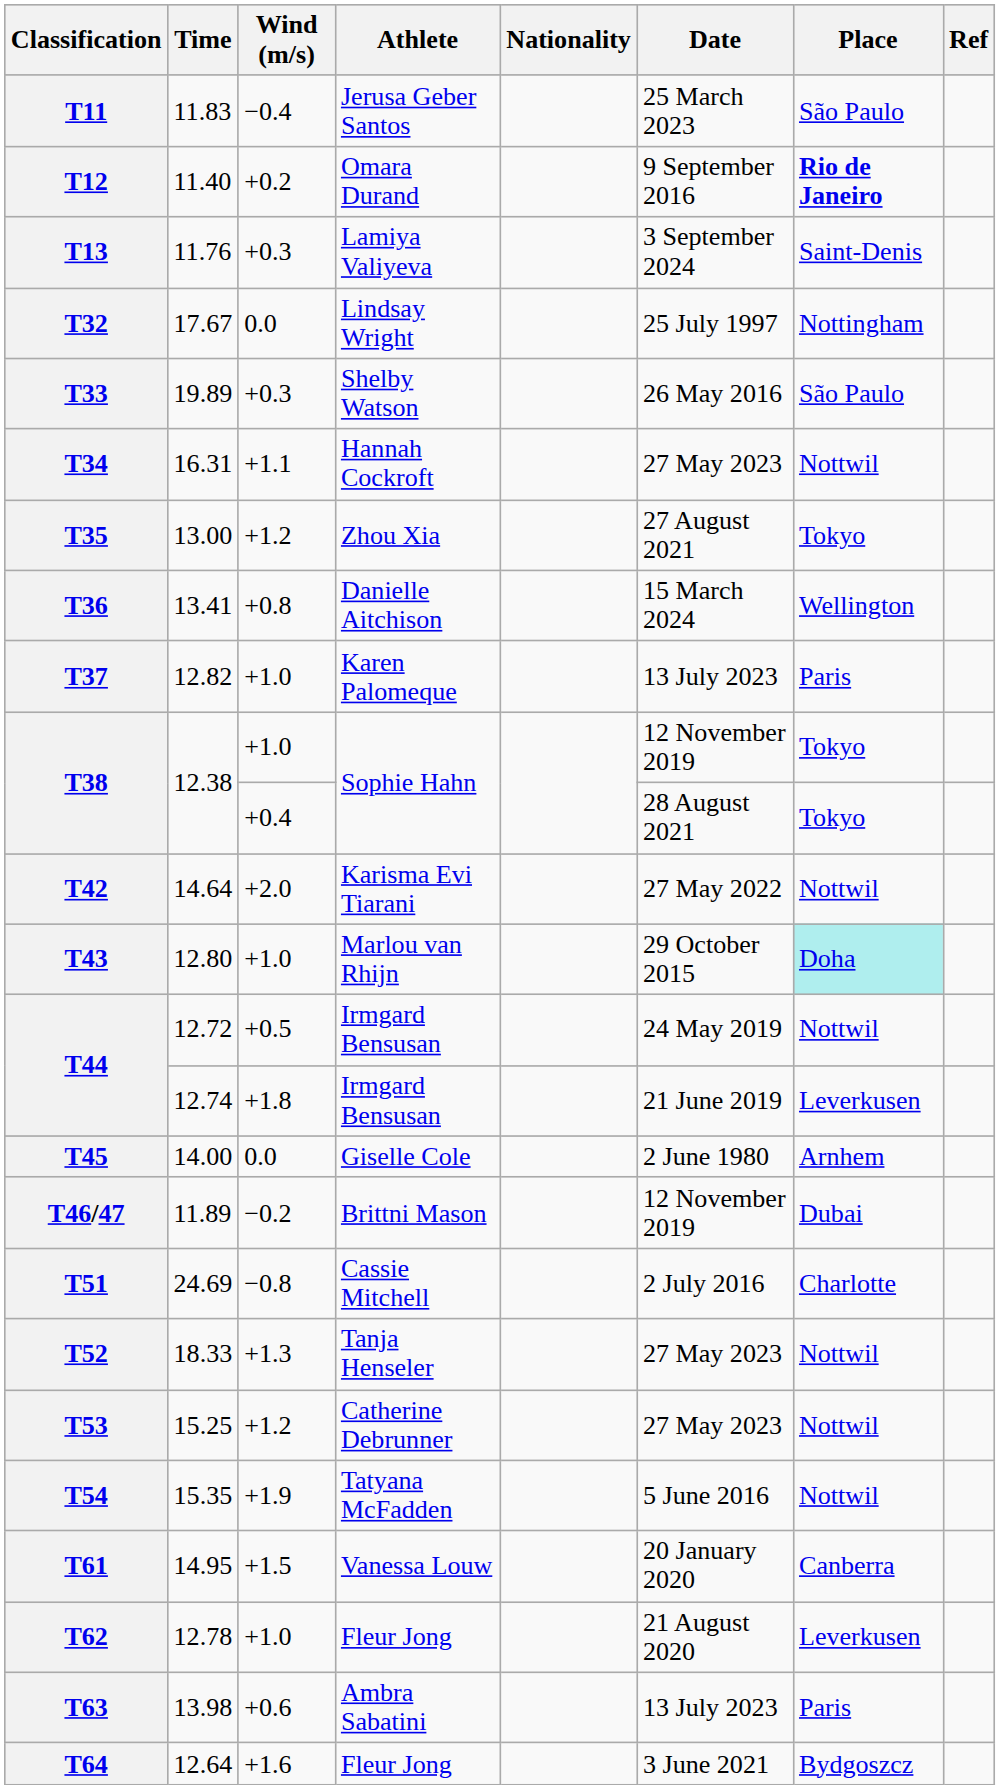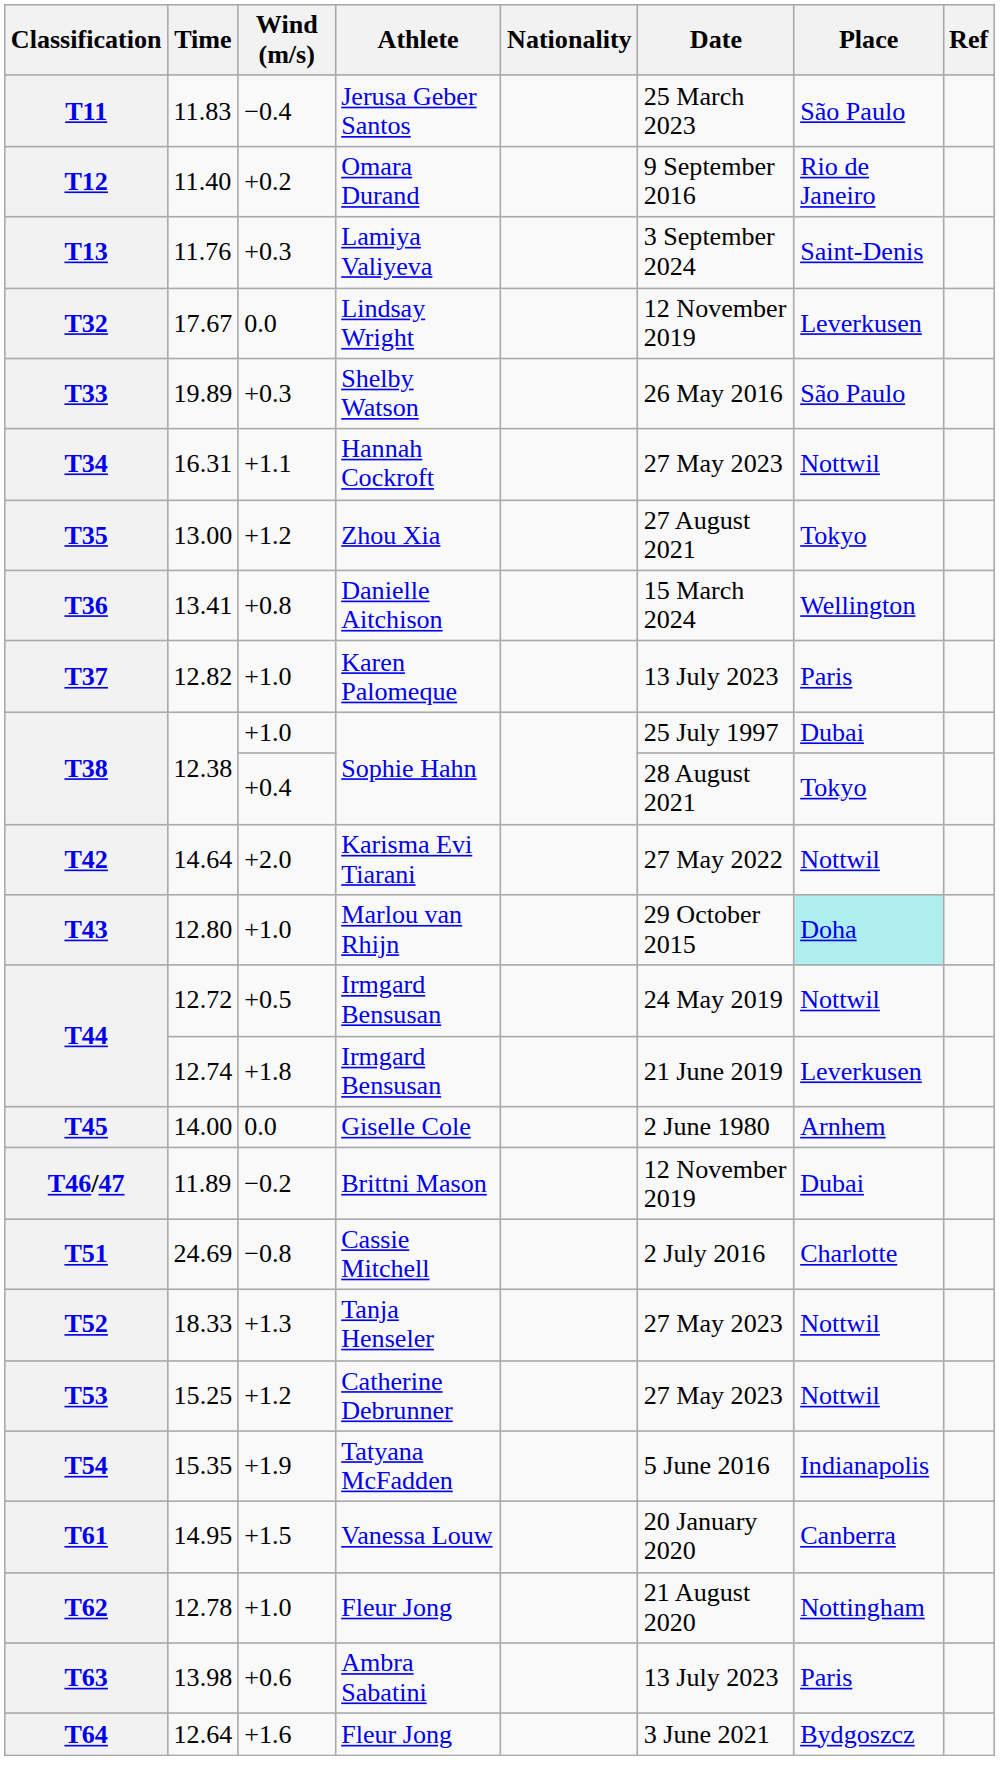(841, 181) bold -> (838, 181) normal
(710, 322) 25 July 1997 -> (715, 322) 12 November 2019
(861, 322) Nottingham -> (861, 322) Leverkusen
(714, 746) 12 November 2019 -> (711, 732) 25 July 1997
(832, 746) Tokyo -> (832, 732) Dubai
(839, 1495) Nottwil -> (865, 1465) Indianapolis
(860, 1636) Leverkusen -> (862, 1607) Nottingham
